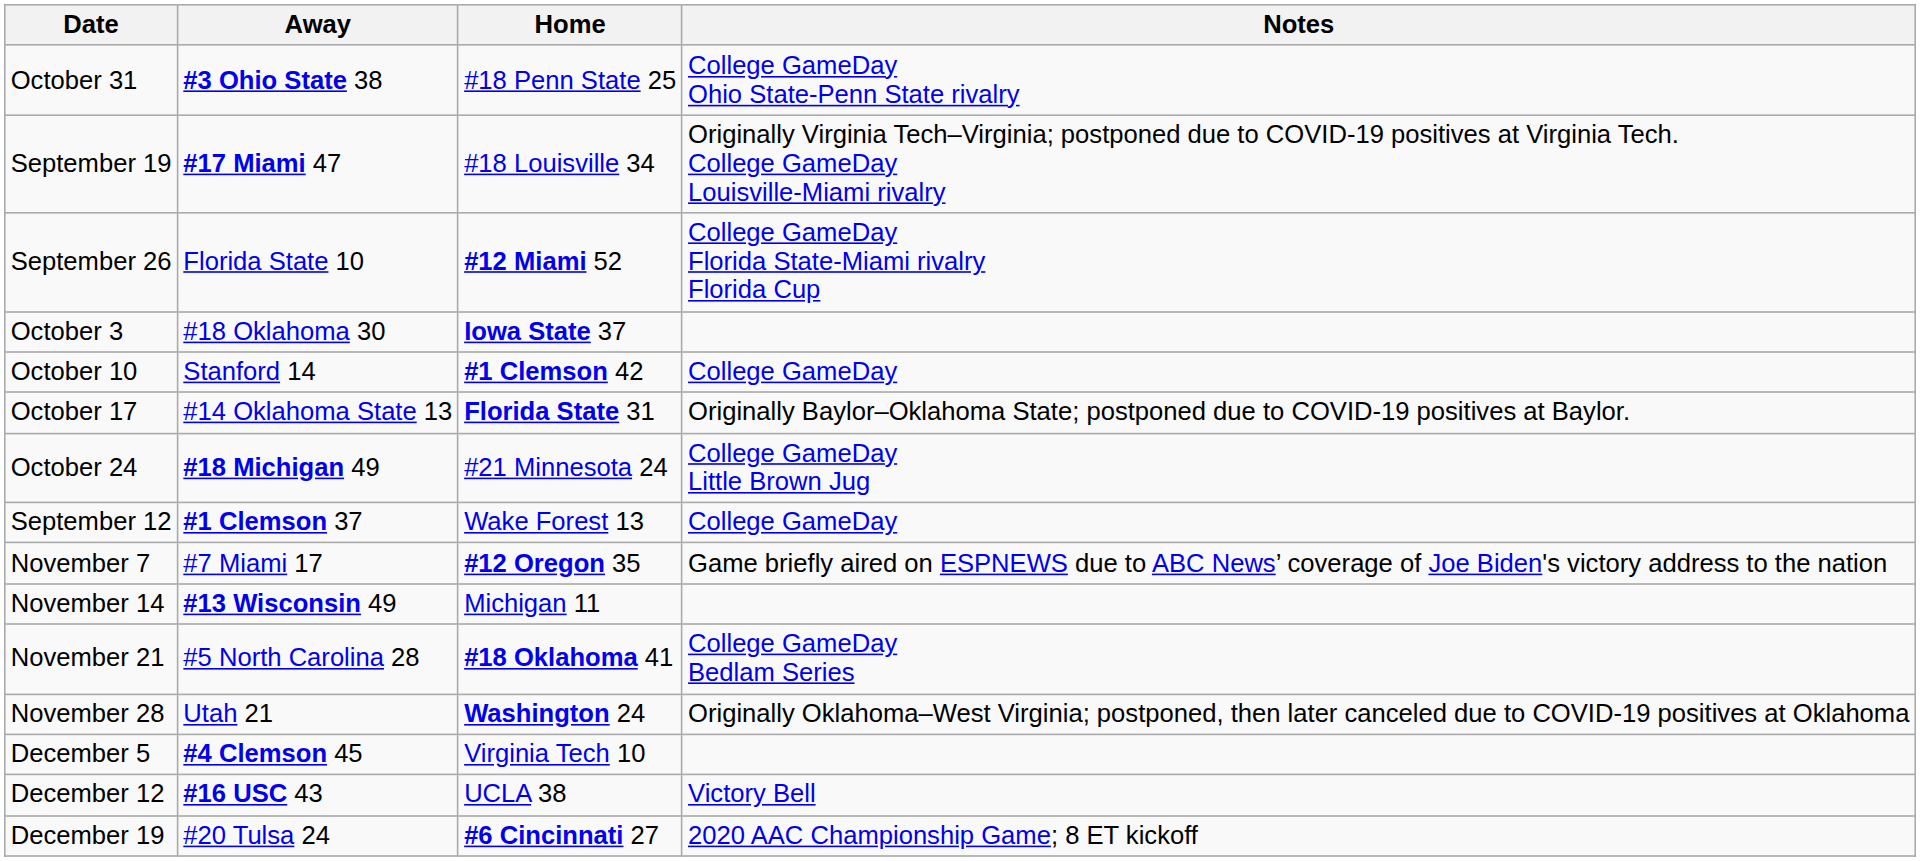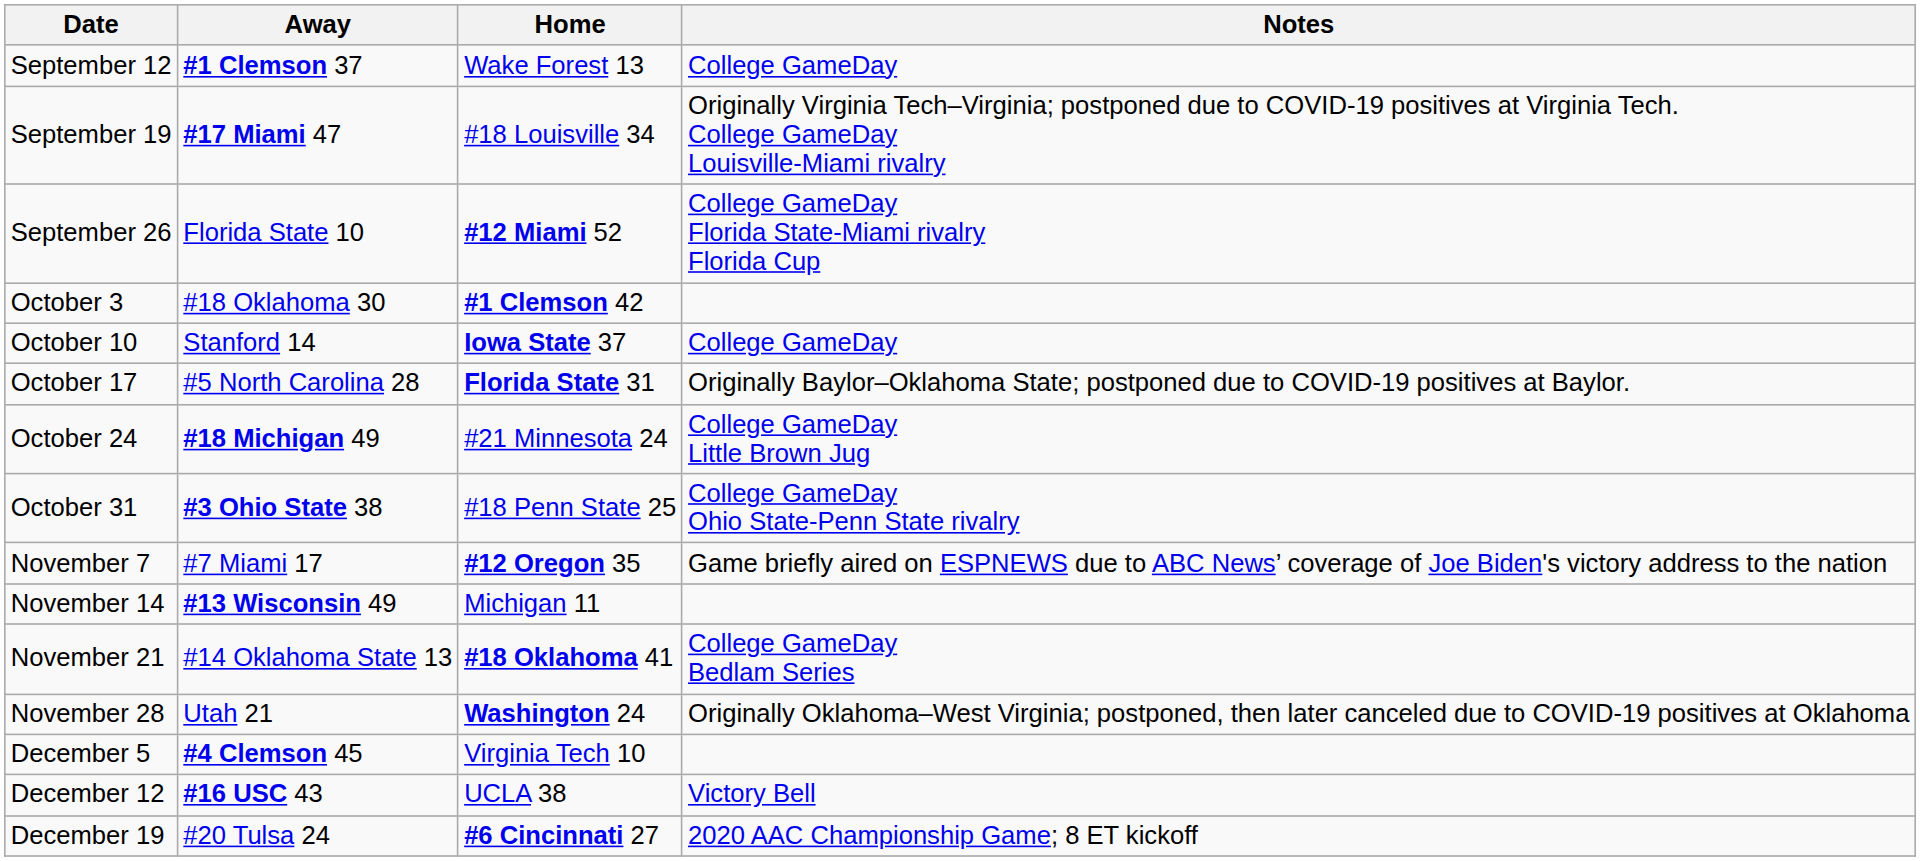rows swapped: (91, 522) <-> (74, 79)
(545, 331) Iowa State 37 -> (554, 302) #1 Clemson 42
(554, 371) #1 Clemson 42 -> (545, 342) Iowa State 37
(318, 412) #14 Oklahoma State 13 -> (301, 383) #5 North Carolina 28
(301, 658) #5 North Carolina 28 -> (318, 658) #14 Oklahoma State 13
